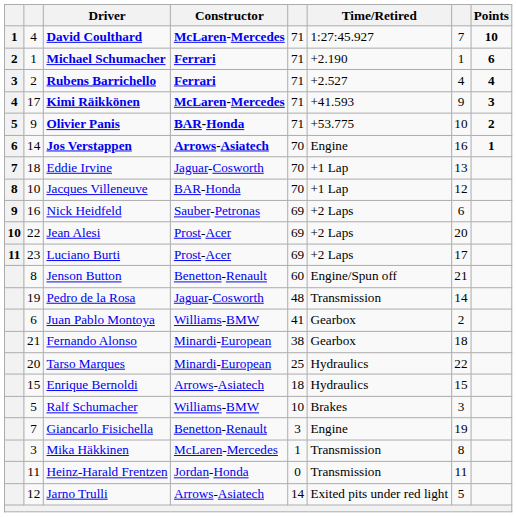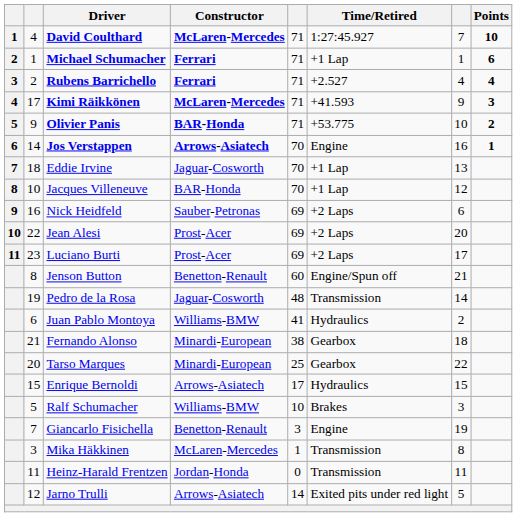(329, 58) +2.190 -> (329, 58) +1 Lap
(333, 319) Gearbox -> (339, 319) Hydraulics
(339, 363) Hydraulics -> (333, 363) Gearbox
(298, 384) 18 -> (298, 384) 17
